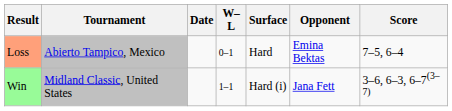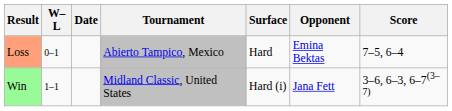columns swapped: (231, 20) <-> (114, 20)
